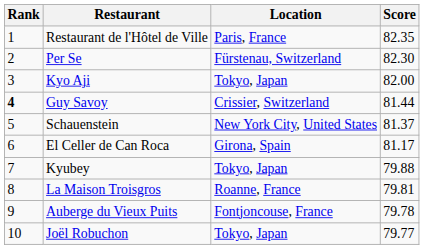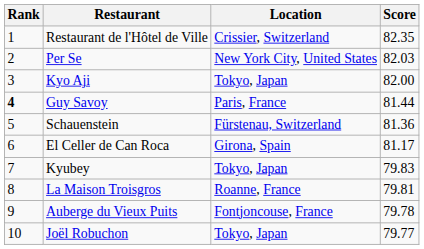(250, 37) Paris, France -> (272, 37) Crissier, Switzerland
(278, 59) Fürstenau, Switzerland -> (296, 59) New York City, United States
(399, 59) 82.30 -> (399, 59) 82.03
(272, 102) Crissier, Switzerland -> (250, 102) Paris, France
(296, 124) New York City, United States -> (278, 124) Fürstenau, Switzerland
(399, 124) 81.37 -> (399, 124) 81.36
(399, 168) 79.88 -> (399, 168) 79.83
